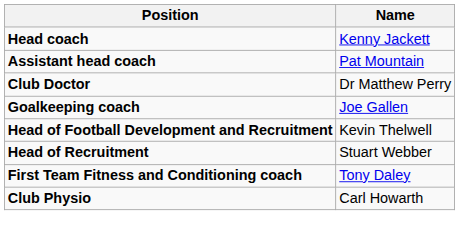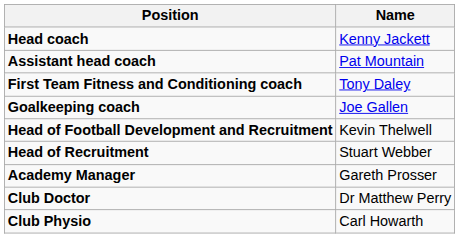rows swapped: (155, 175) <-> (49, 84)
+ row: (71, 175)
